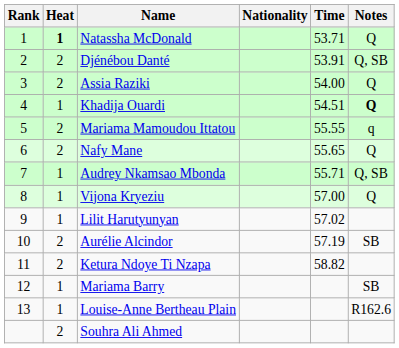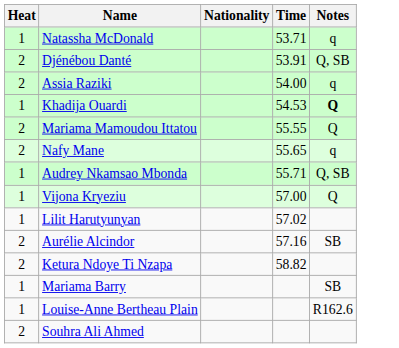- column: (24, 15)
(60, 38) bold -> (22, 38) normal
(371, 38) Q -> (333, 38) q
(371, 83) Q -> (333, 83) q
(329, 106) 54.51 -> (291, 106) 54.53
(371, 128) q -> (333, 128) Q
(371, 151) Q -> (333, 151) q
(329, 241) 57.19 -> (291, 241) 57.16
